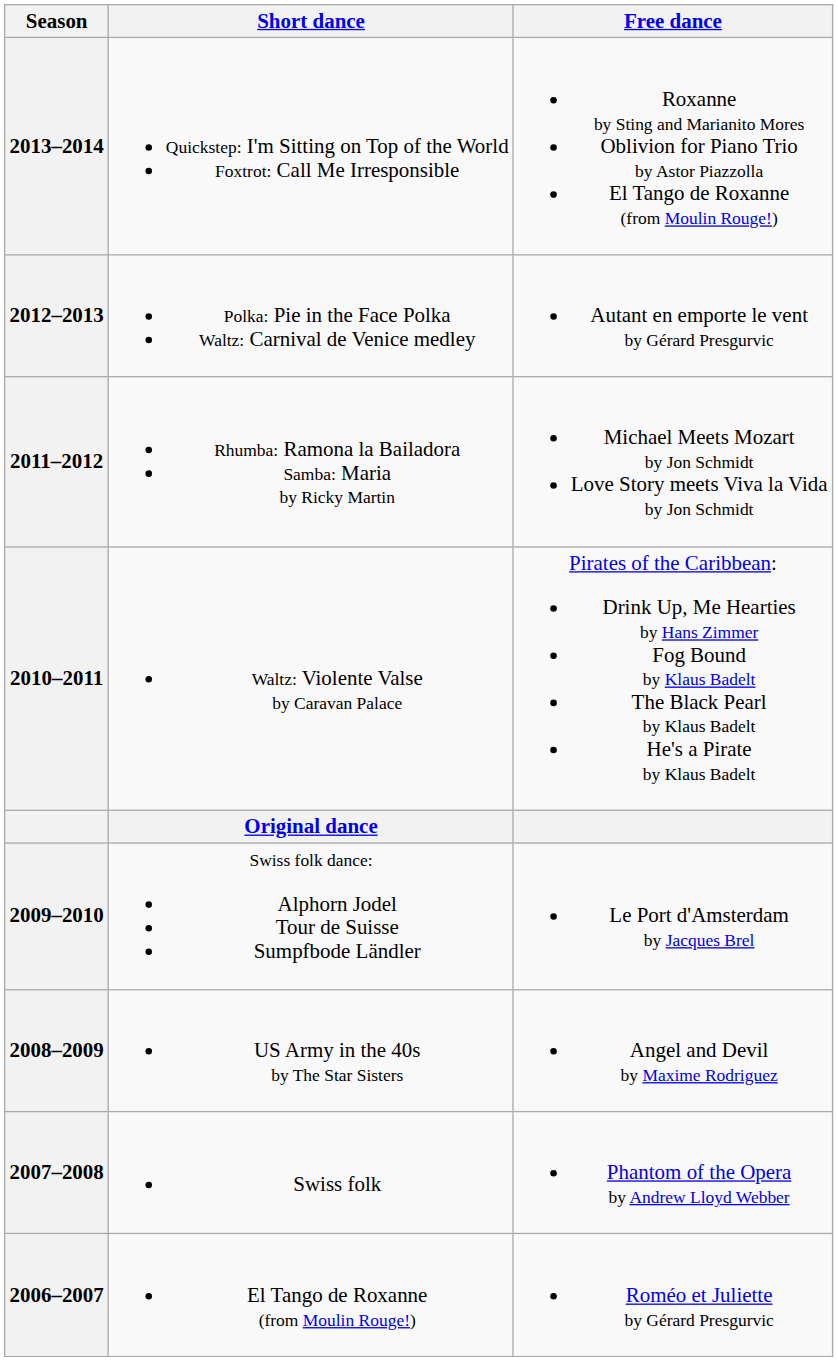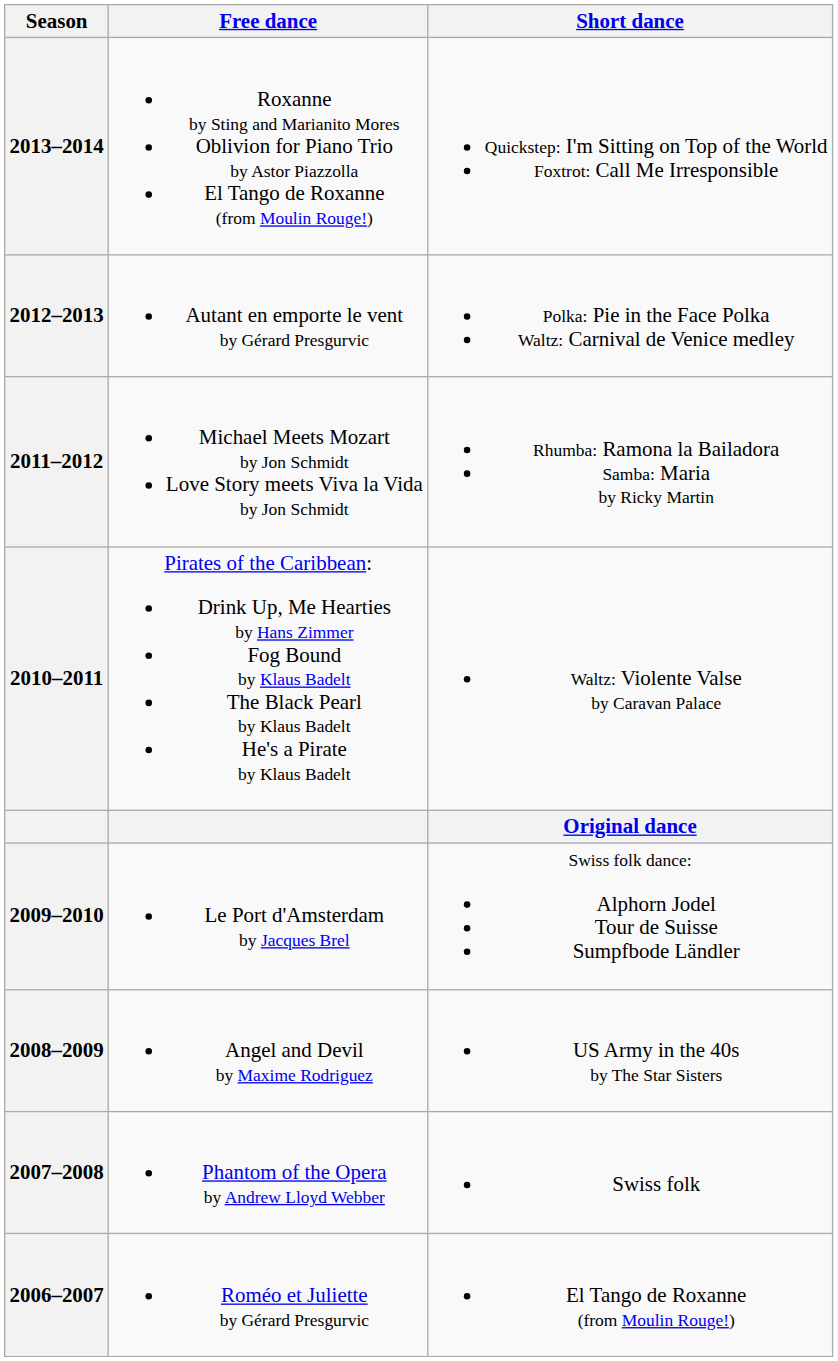columns swapped: (311, 21) <-> (673, 21)
